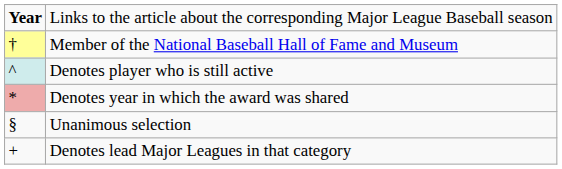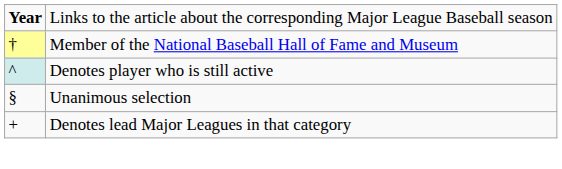- row: (199, 97)
